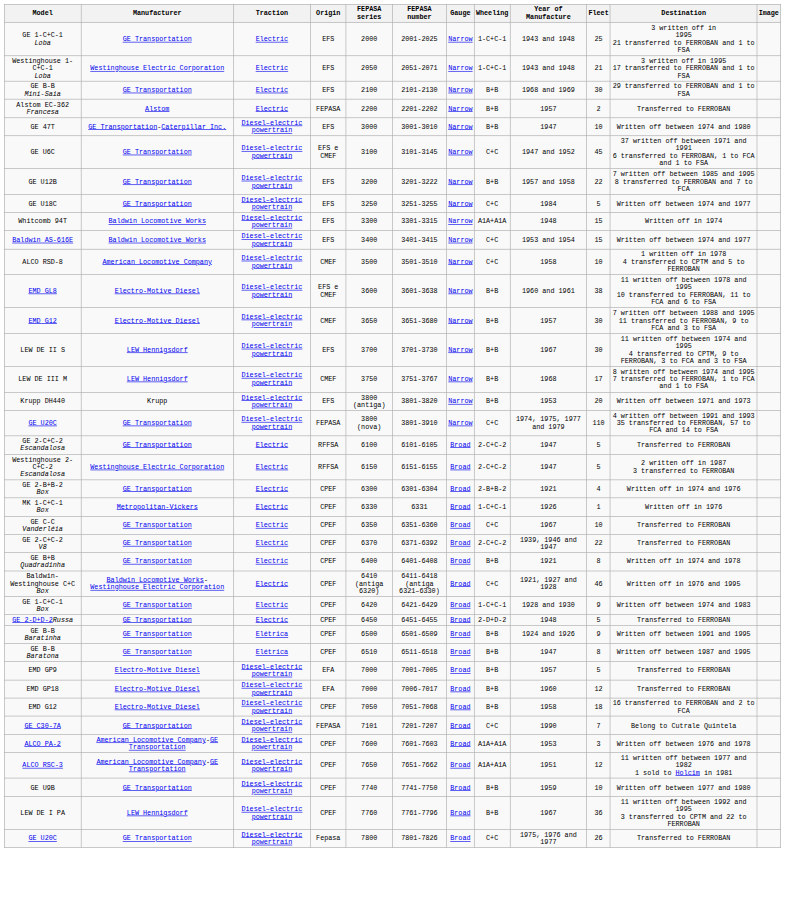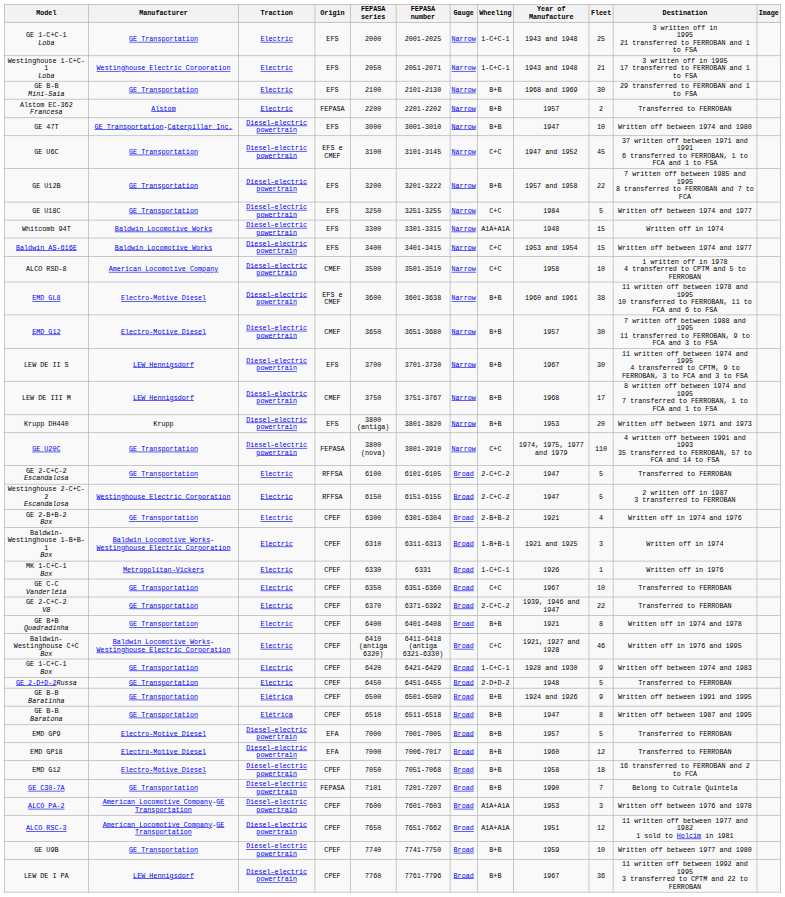+ row: (46, 544)
(492, 725) C+C -> (495, 788) B+B
- row: (43, 839)
